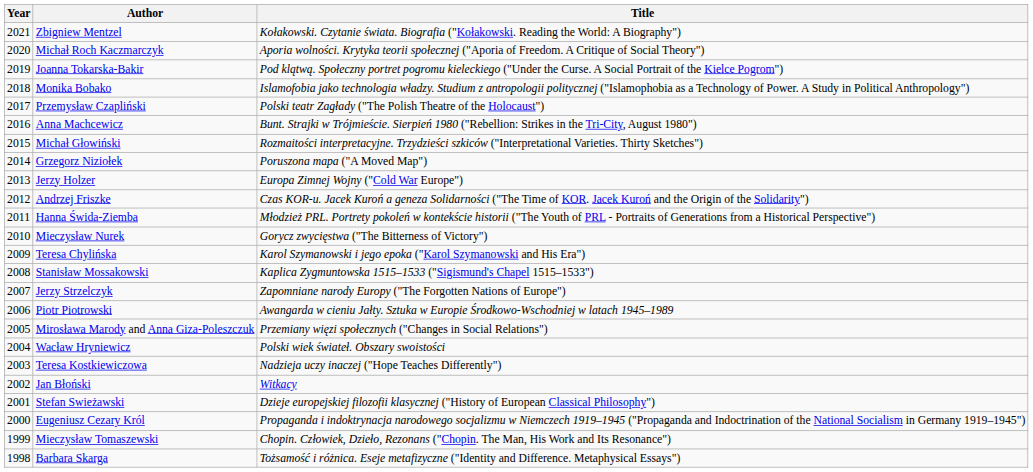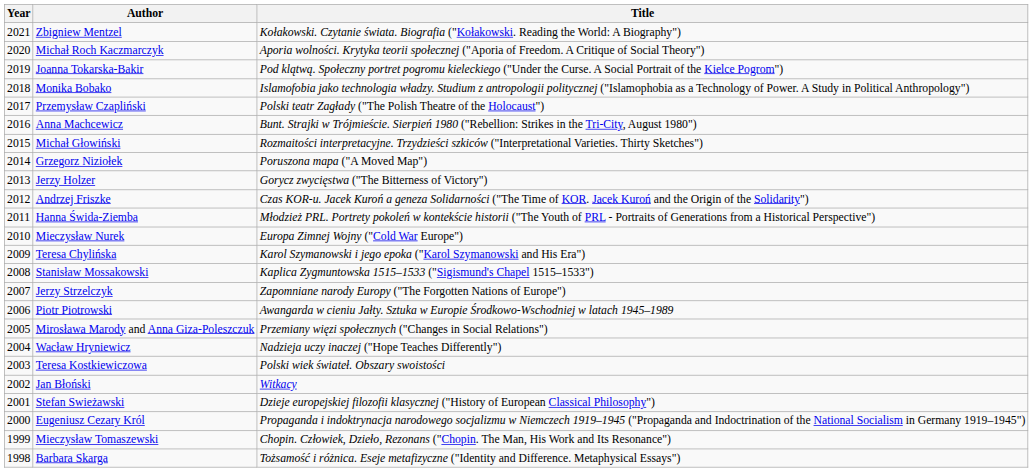(361, 180) Europa Zimnej Wojny ("Cold War Europe") -> (374, 180) Gorycz zwycięstwa ("The Bitterness of Victory")
(374, 236) Gorycz zwycięstwa ("The Bitterness of Victory") -> (361, 236) Europa Zimnej Wojny ("Cold War Europe")
(352, 347) Polski wiek świateł. Obszary swoistości -> (381, 347) Nadzieja uczy inaczej ("Hope Teaches Differently")
(381, 365) Nadzieja uczy inaczej ("Hope Teaches Differently") -> (352, 365) Polski wiek świateł. Obszary swoistości
